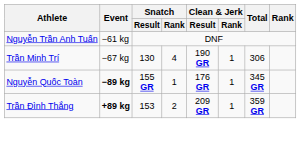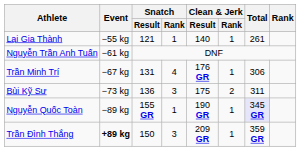+ row: (34, 39)
(147, 58) 130 -> (147, 72) 131
(203, 58) 190 GR -> (203, 72) 176 GR
+ row: (26, 91)
(116, 82) bold -> (115, 110) normal
(203, 82) 176 GR -> (203, 110) 190 GR
(257, 82) no background -> (257, 110) lavender background
(147, 106) 153 -> (147, 134) 150
(174, 106) 2 -> (174, 134) 3
